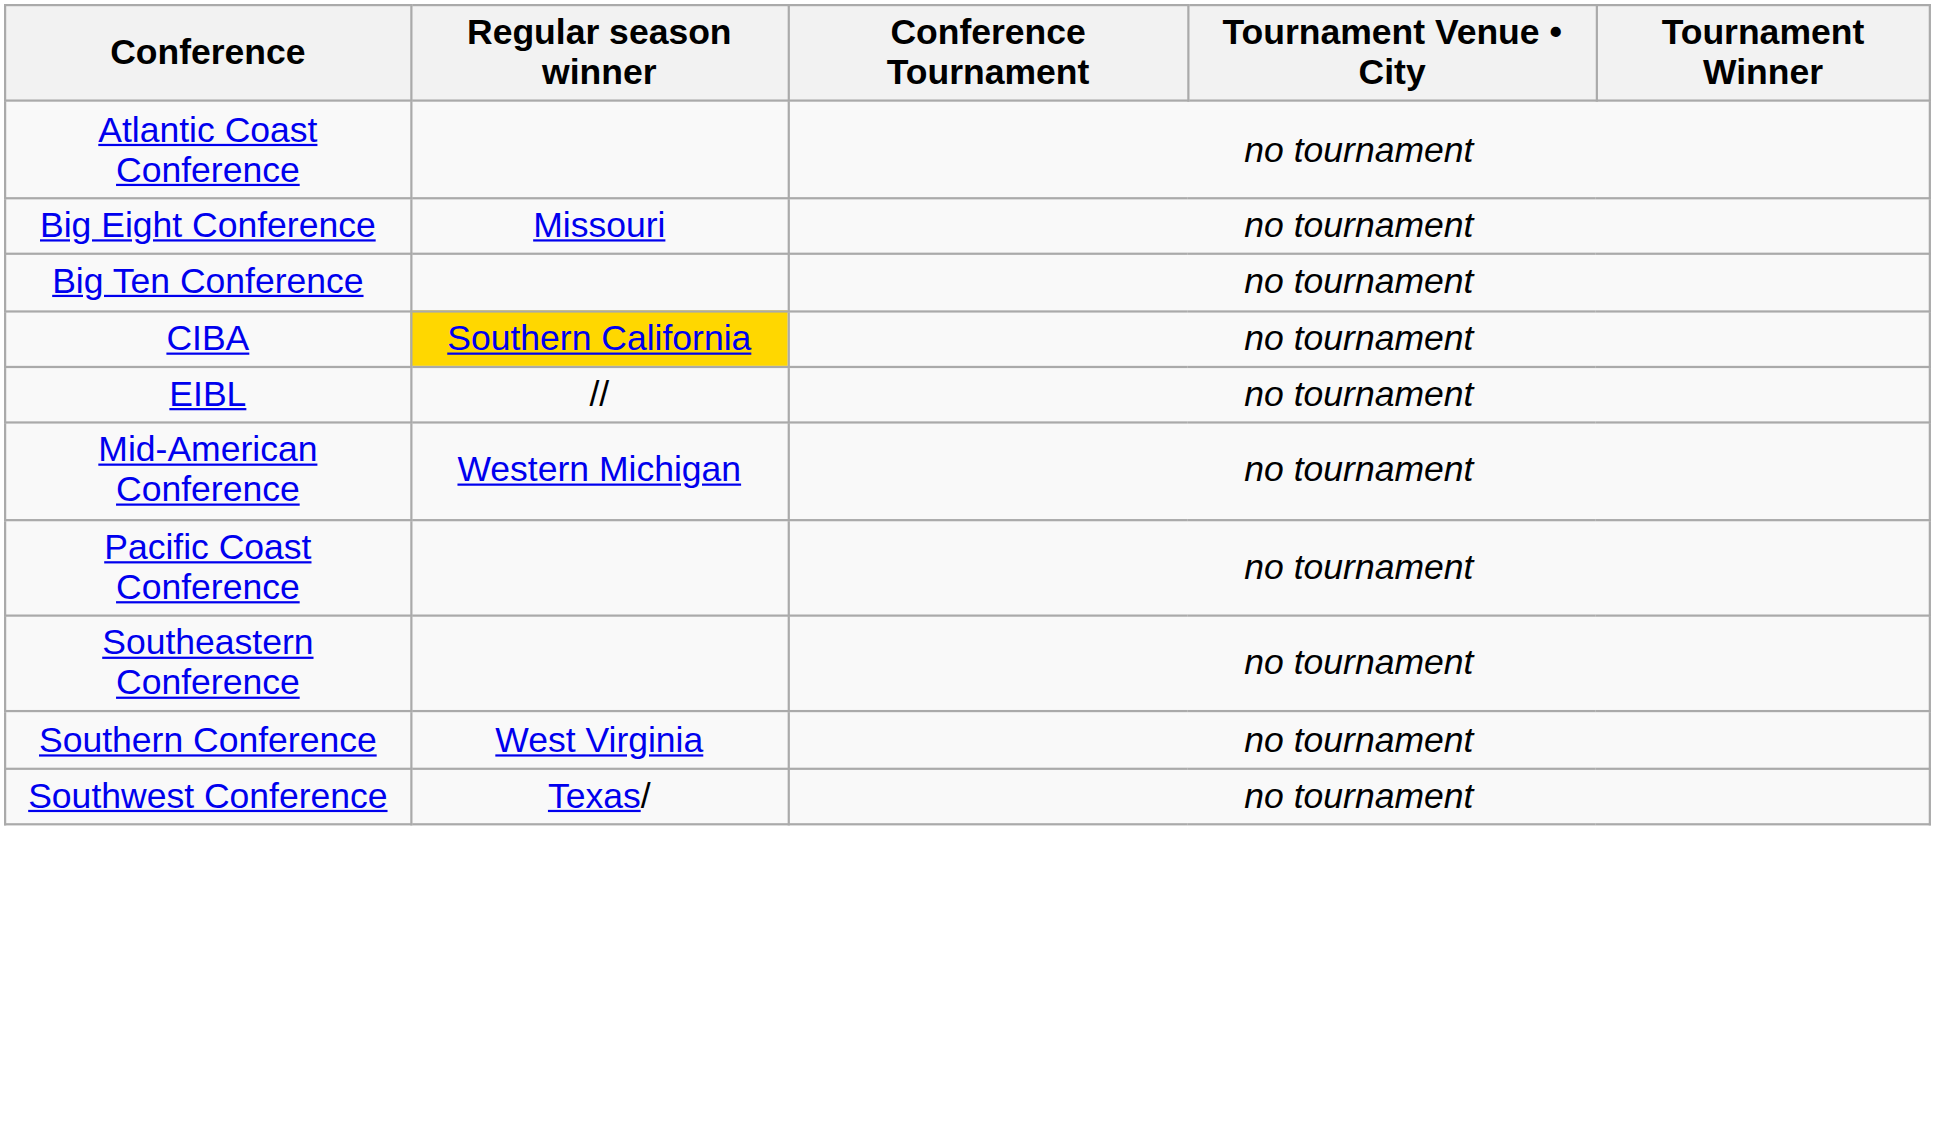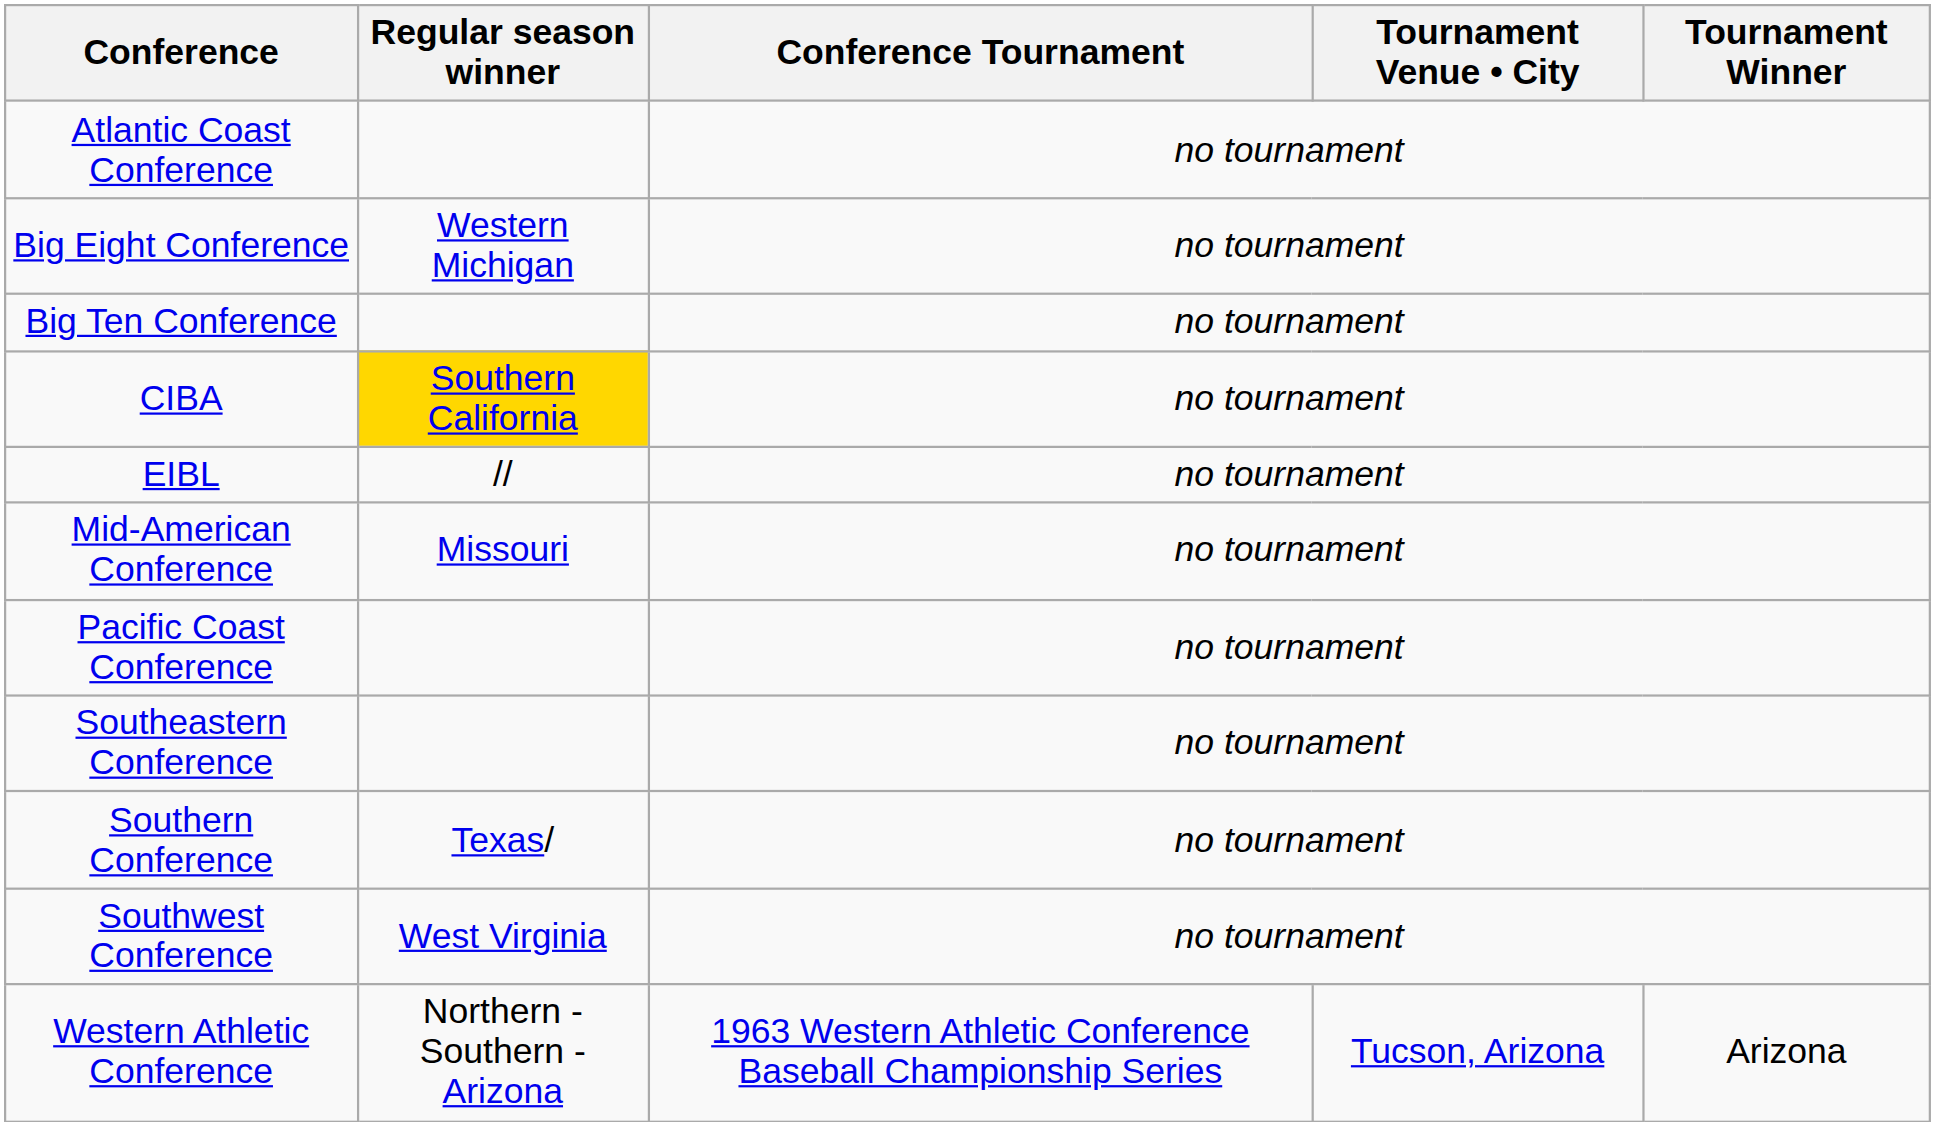(599, 225) Missouri -> (503, 245) Western Michigan
(599, 470) Western Michigan -> (503, 550) Missouri
(599, 739) West Virginia -> (503, 839) Texas/
(599, 795) Texas/ -> (503, 935) West Virginia
+ row: (181, 1051)
